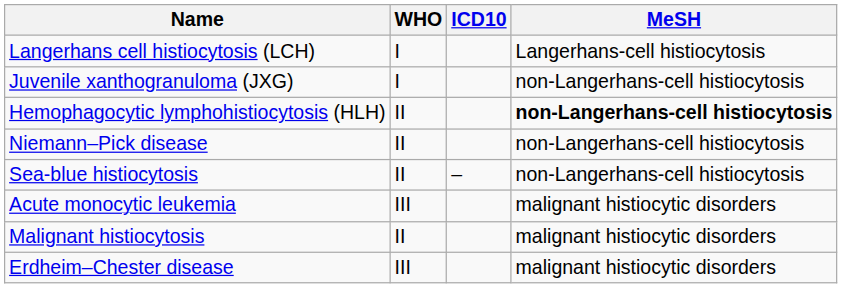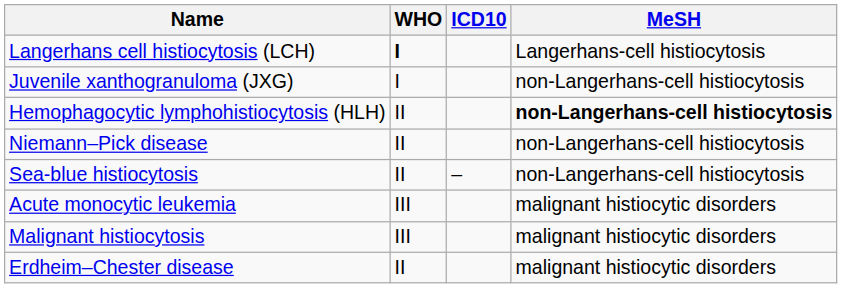(397, 50) normal -> (397, 50) bold
(400, 236) II -> (403, 236) III
(403, 267) III -> (400, 267) II
